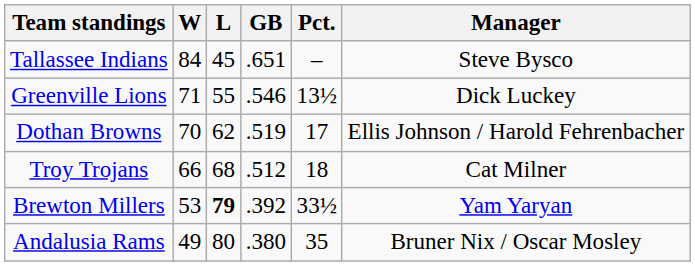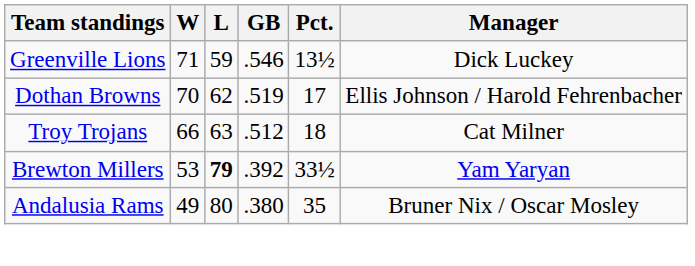- row: (89, 59)
(224, 95) 55 -> (221, 59) 59
(224, 168) 68 -> (221, 132) 63
